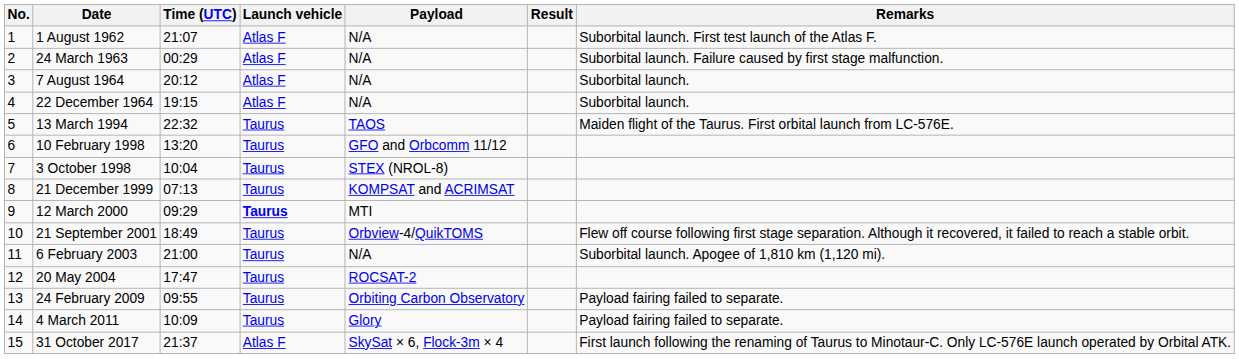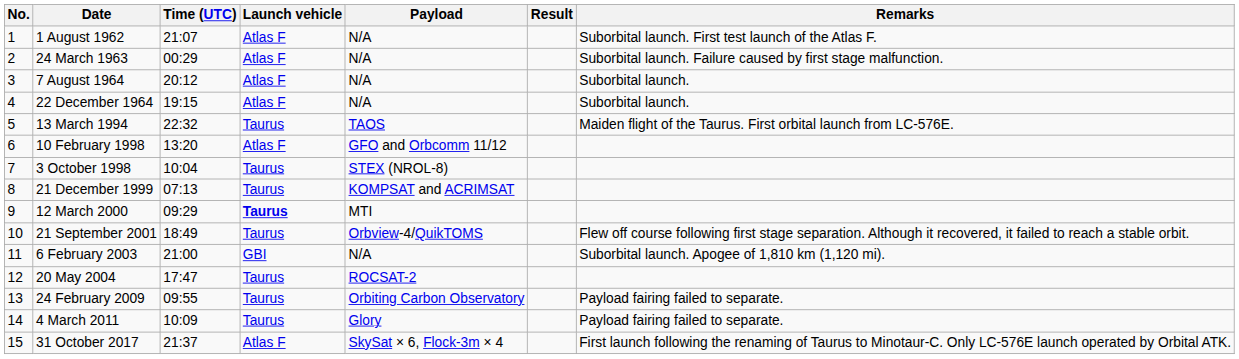(263, 146) Taurus -> (264, 146) Atlas F
(263, 255) Taurus -> (255, 255) GBI
